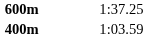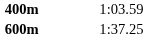rows swapped: (22, 29) <-> (22, 9)
